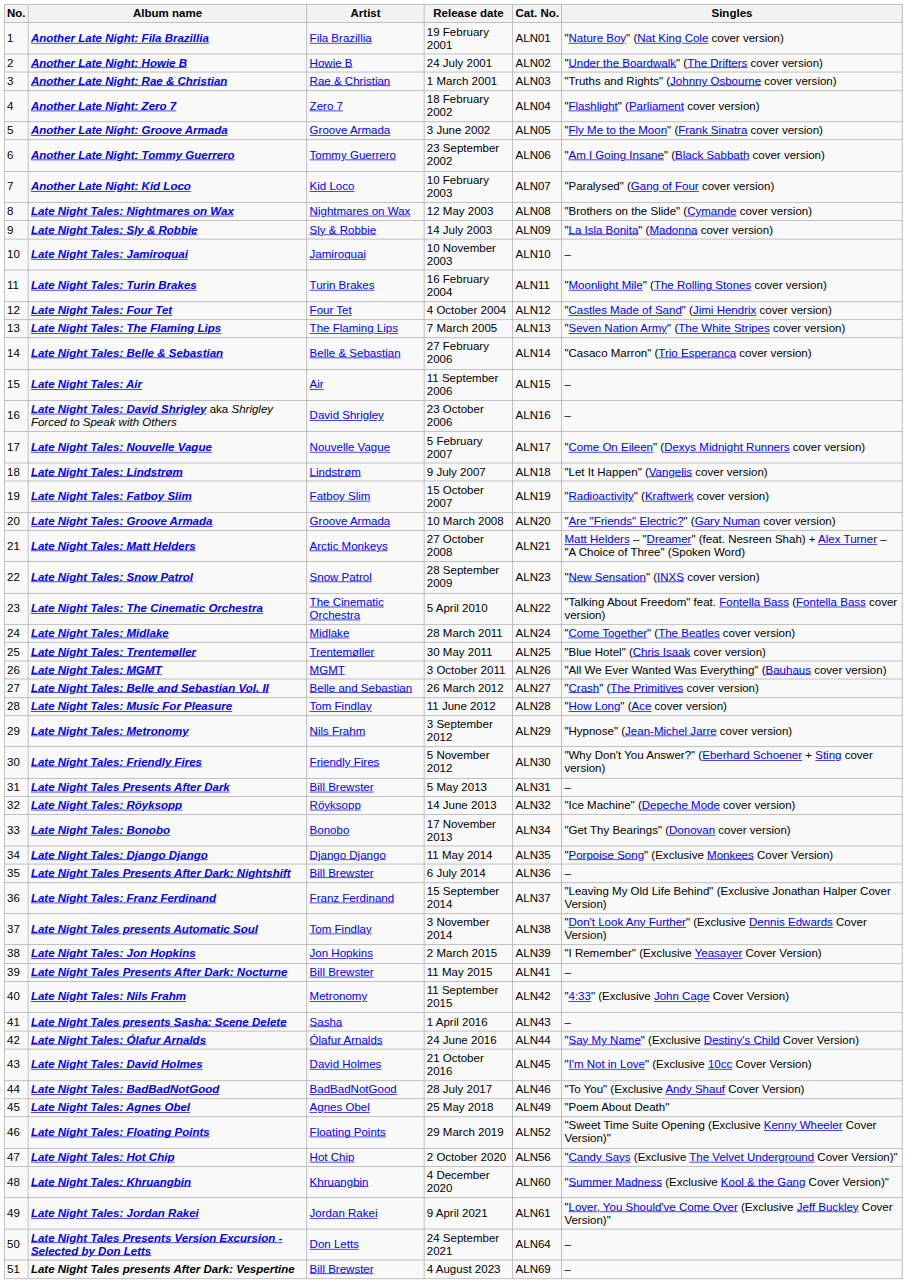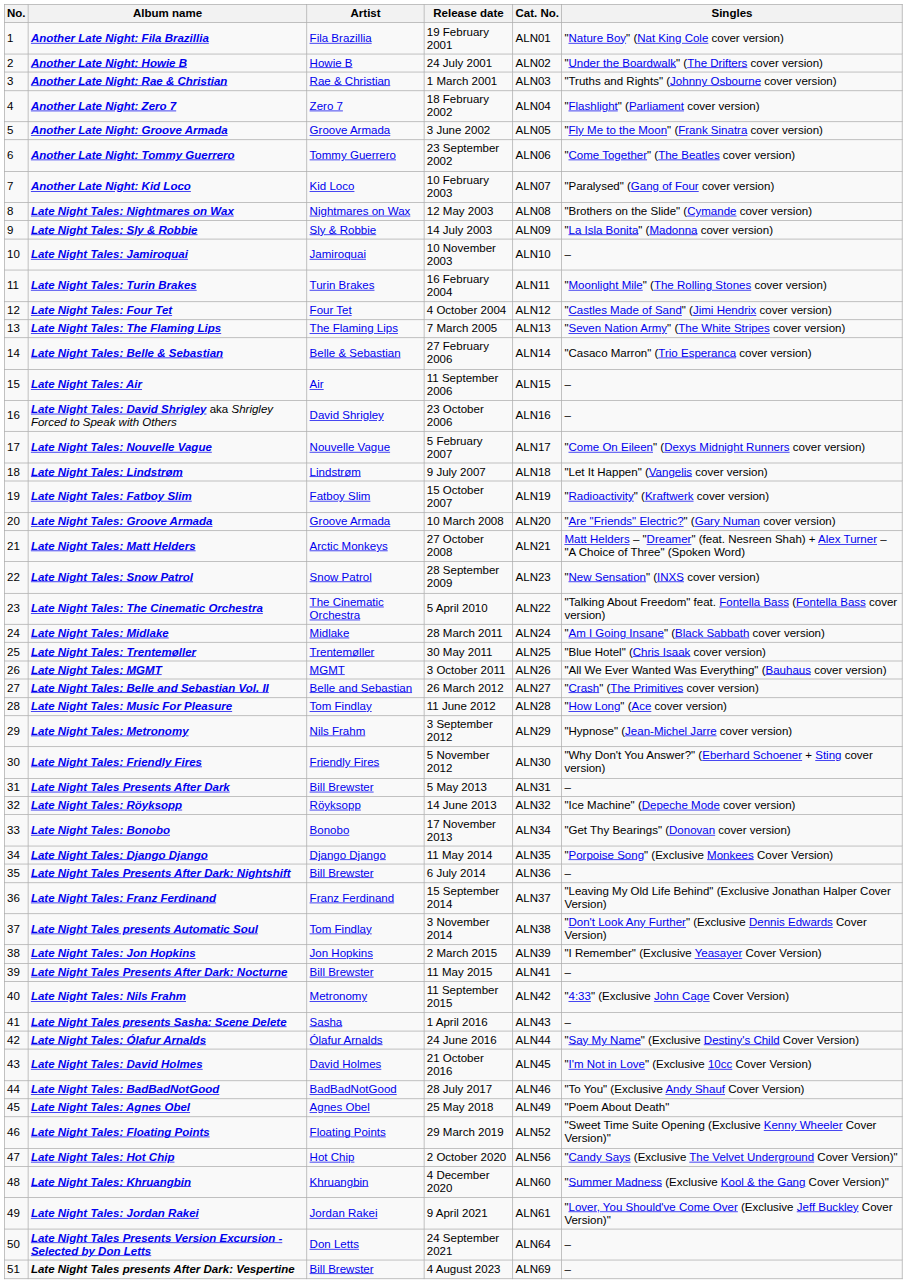(695, 155) "Am I Going Insane" (Black Sabbath cover version) -> (680, 155) "Come Together" (The Beatles cover version)
(680, 633) "Come Together" (The Beatles cover version) -> (695, 633) "Am I Going Insane" (Black Sabbath cover version)
